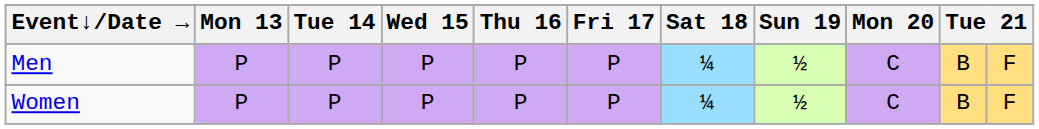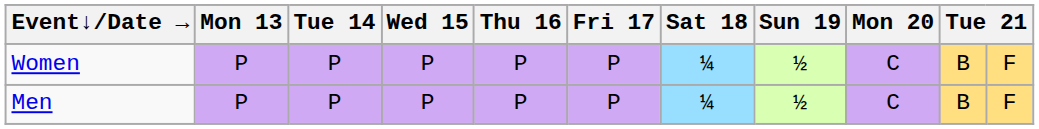rows swapped: (32, 64) <-> (46, 103)
